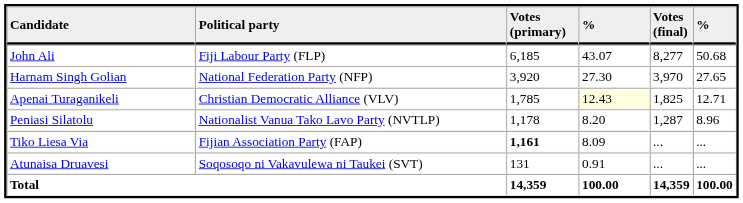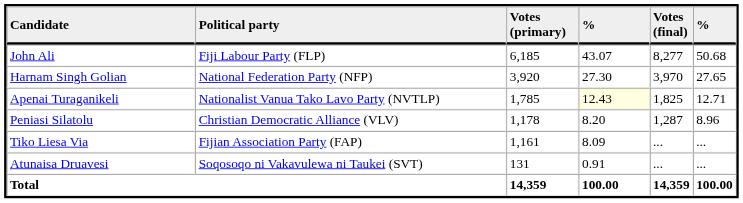(299, 98) Christian Democratic Alliance (VLV) -> (319, 98) Nationalist Vanua Tako Lavo Party (NVTLP)
(319, 120) Nationalist Vanua Tako Lavo Party (NVTLP) -> (299, 120) Christian Democratic Alliance (VLV)
(525, 141) bold -> (525, 141) normal
